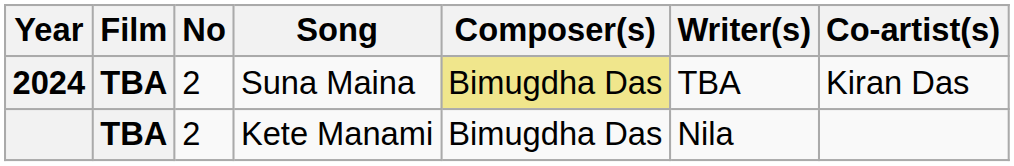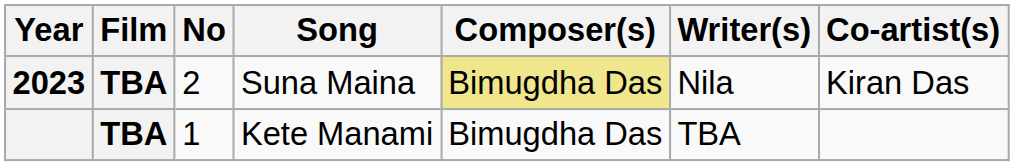(49, 82) 2024 -> (49, 82) 2023
(709, 82) TBA -> (706, 82) Nila
(191, 133) 2 -> (191, 133) 1
(706, 133) Nila -> (709, 133) TBA
